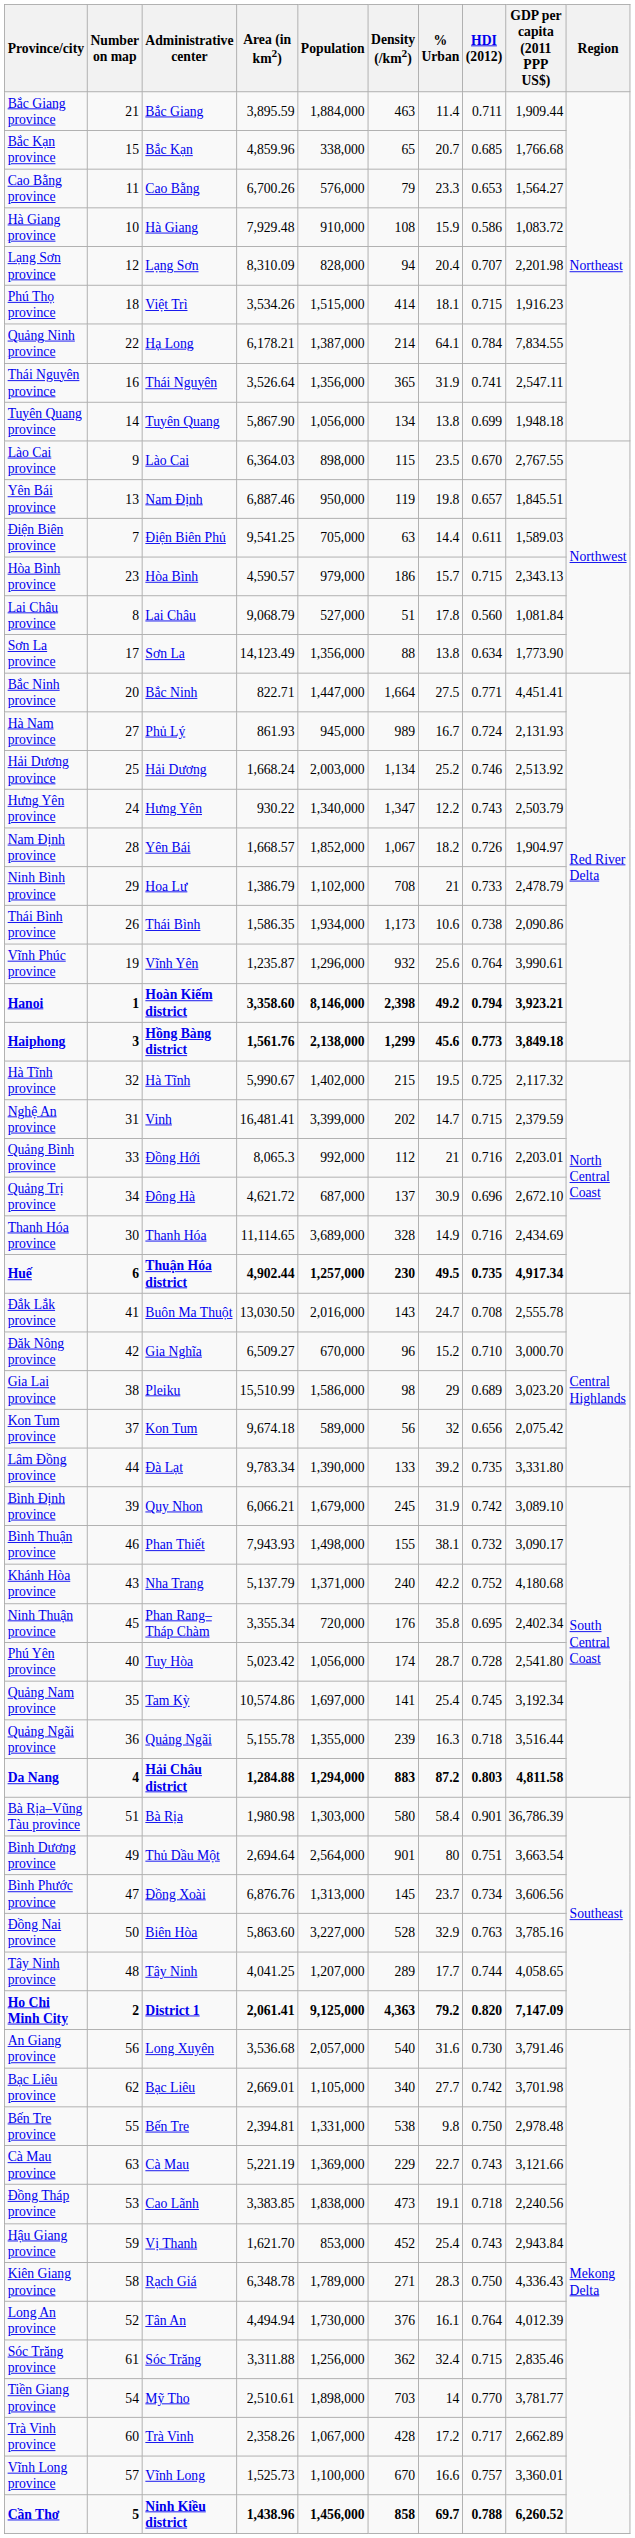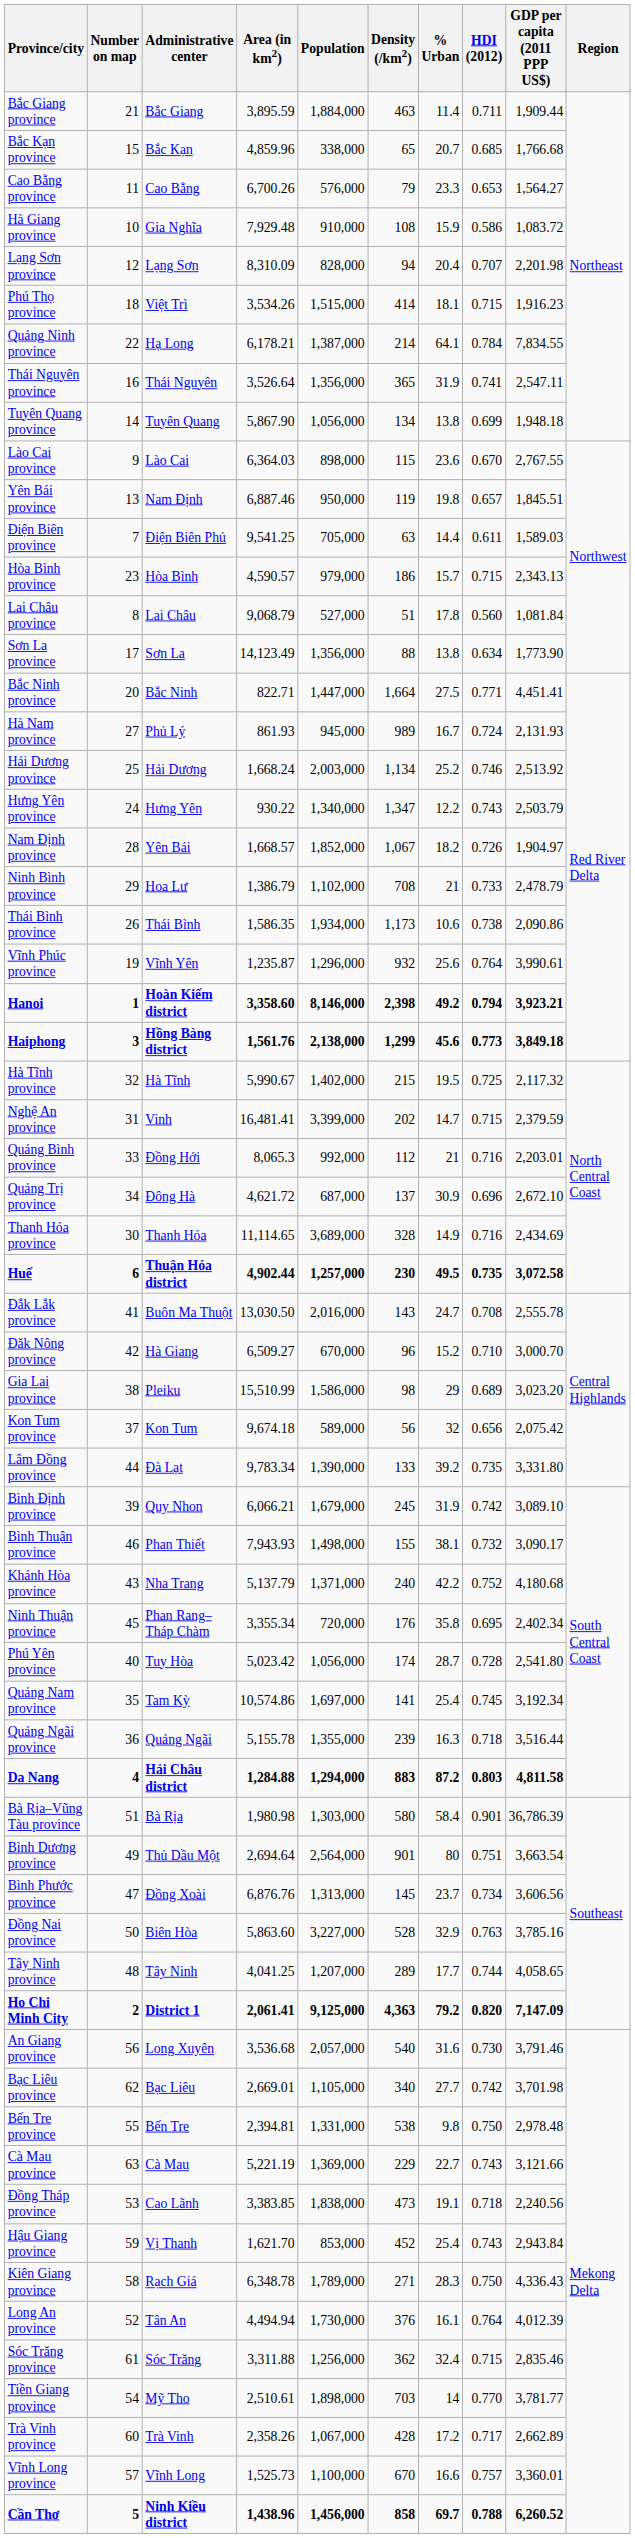(172, 227) Hà Giang -> (174, 227) Gia Nghĩa
(447, 460) 23.5 -> (447, 460) 23.6
(539, 1274) 4,917.34 -> (539, 1274) 3,072.58
(174, 1351) Gia Nghĩa -> (172, 1351) Hà Giang
